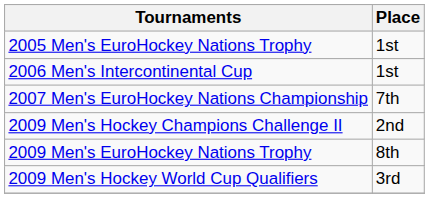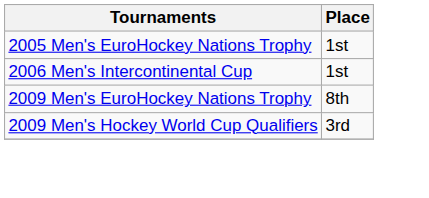- row: (188, 98)
- row: (176, 125)
